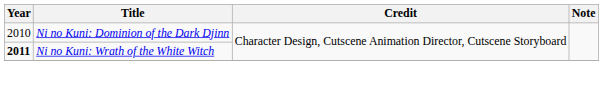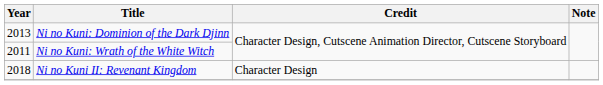(19, 32) 2010 -> (19, 32) 2013
(19, 51) bold -> (19, 51) normal
+ row: (116, 70)
